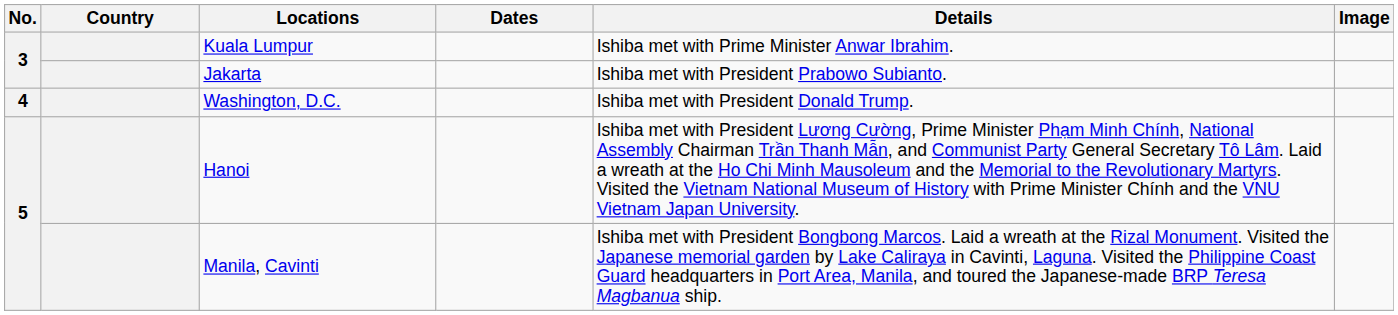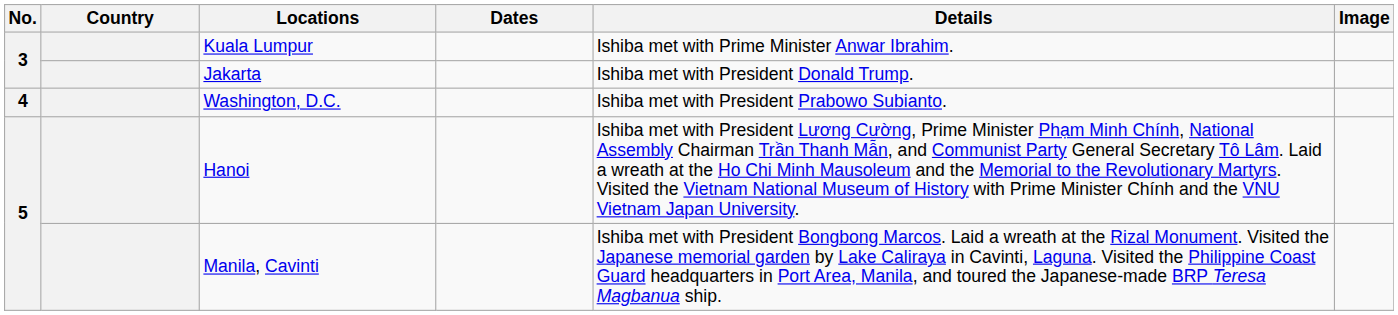(772, 74) Ishiba met with President Prabowo Subianto. -> (755, 74) Ishiba met with President Donald Trump.
(755, 102) Ishiba met with President Donald Trump. -> (772, 102) Ishiba met with President Prabowo Subianto.
